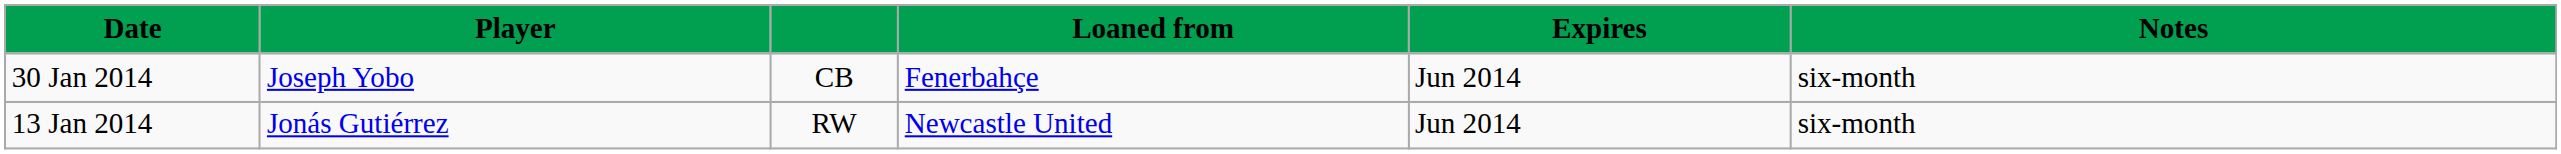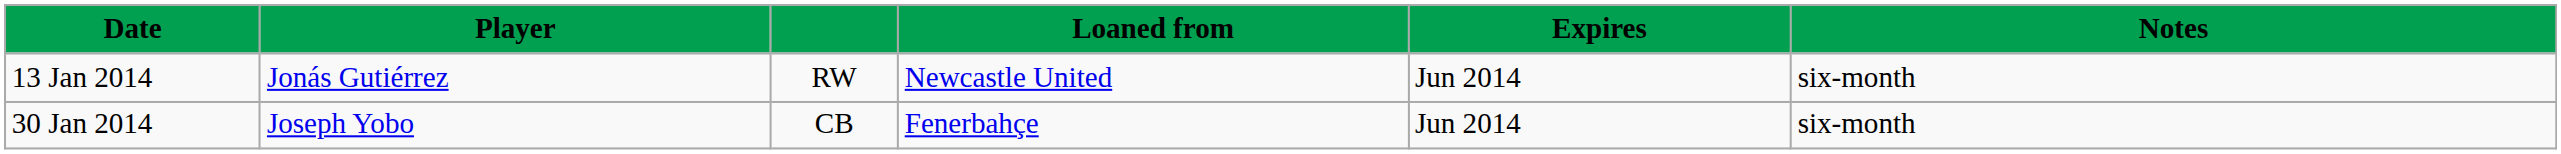rows swapped: (82, 124) <-> (82, 76)
